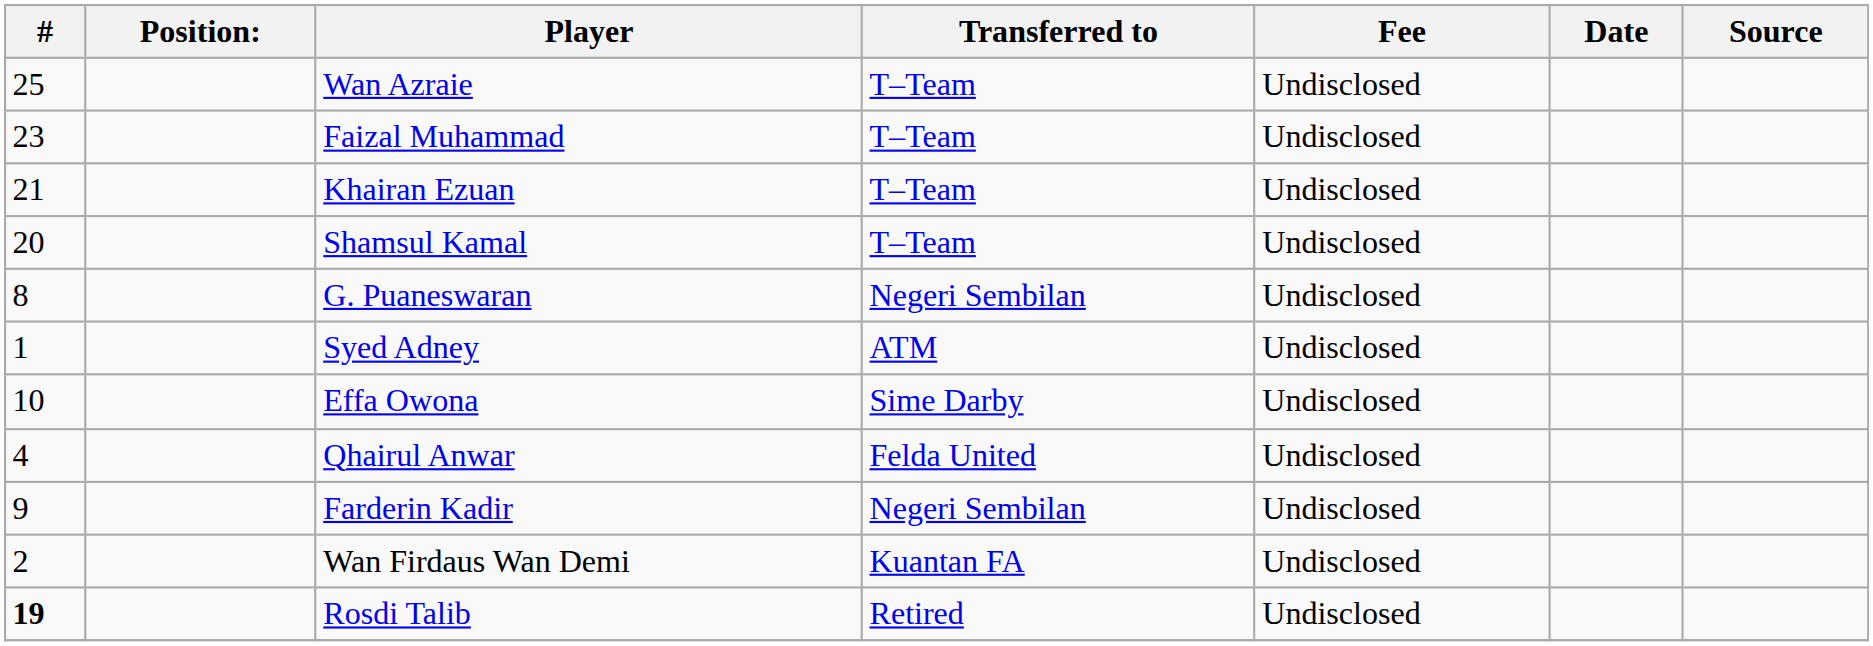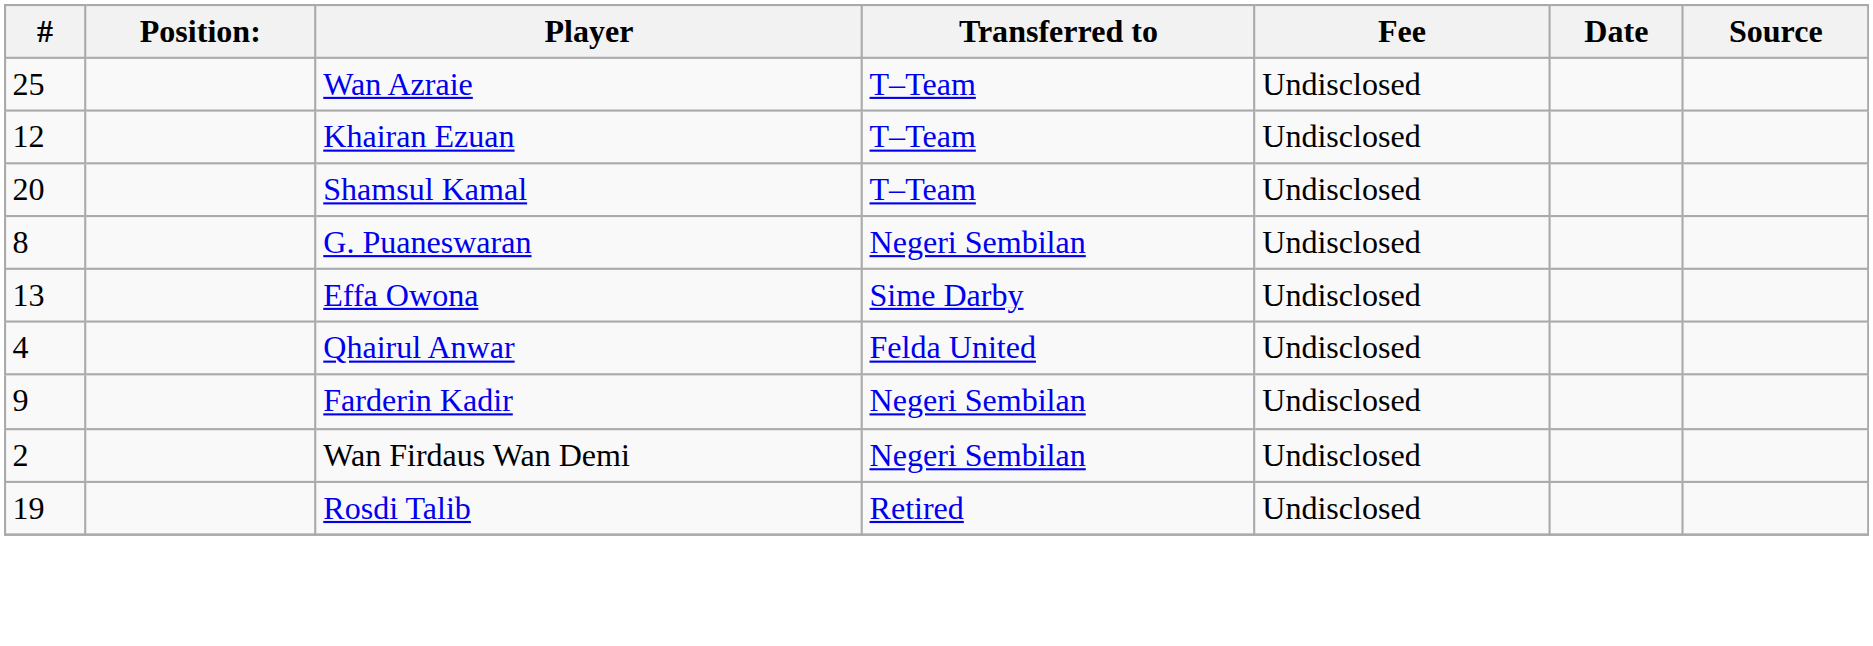- row: (444, 136)
(29, 189) 21 -> (29, 136) 12
- row: (401, 348)
(29, 401) 10 -> (29, 295) 13
(947, 559) Kuantan FA -> (978, 454) Negeri Sembilan
(29, 612) bold -> (29, 507) normal
